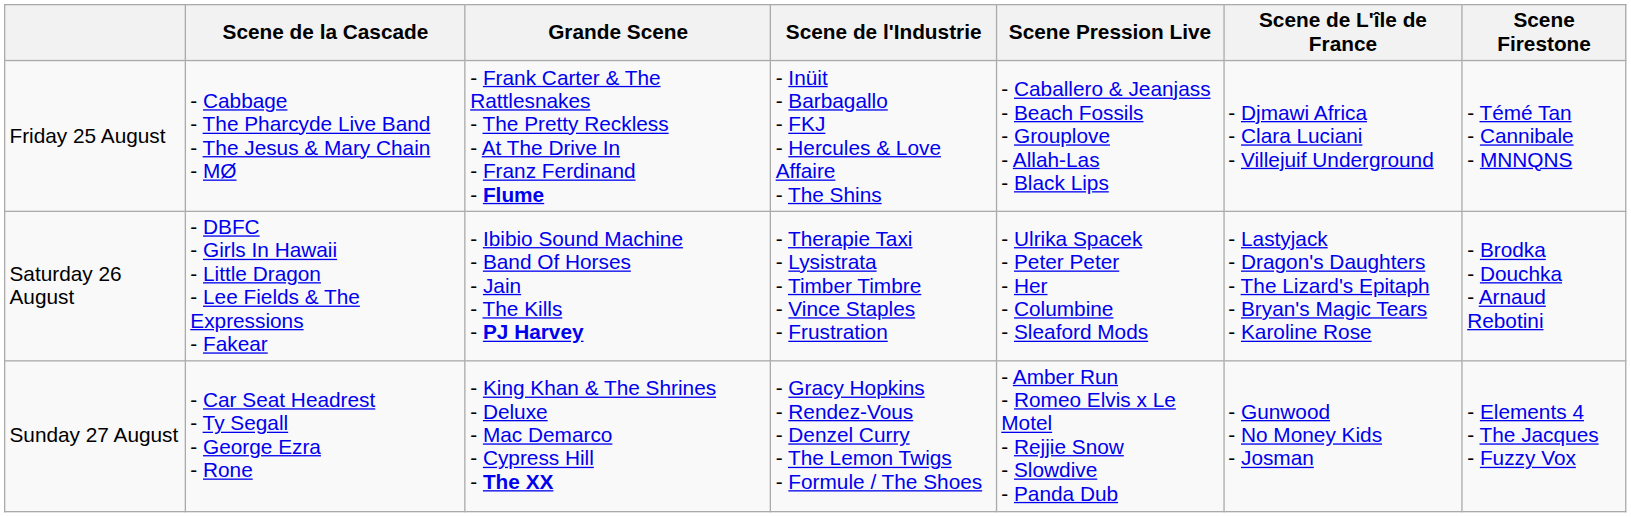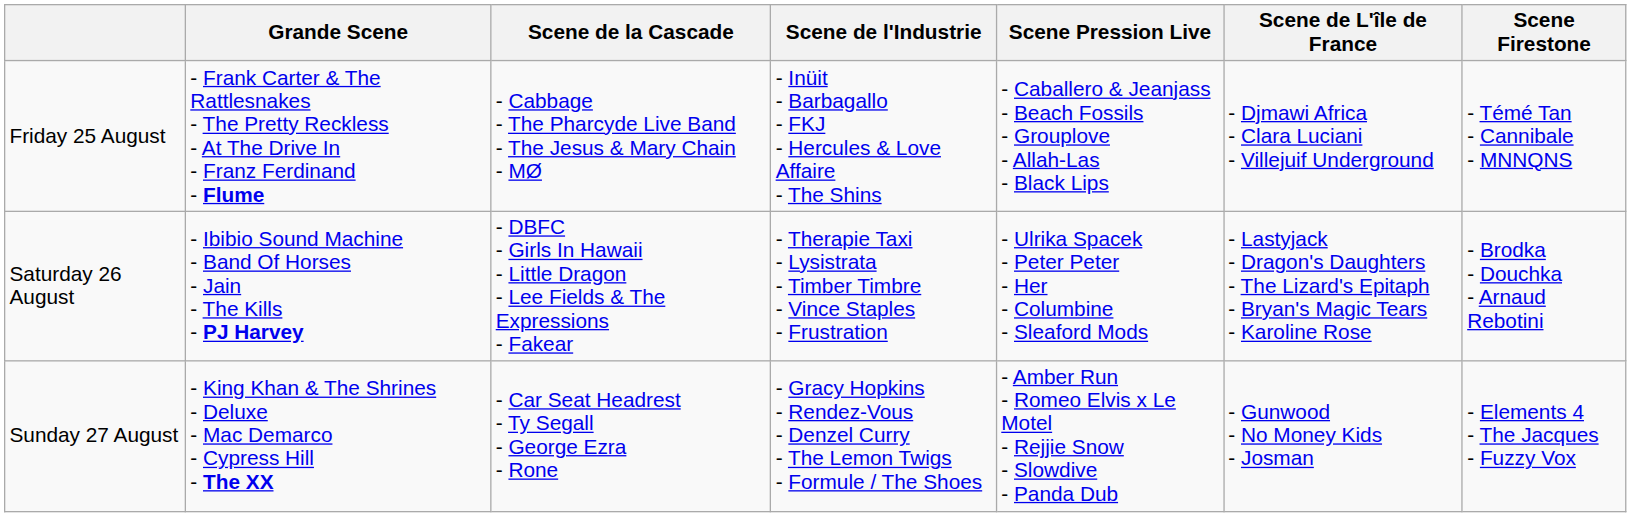columns swapped: (618, 32) <-> (325, 32)
